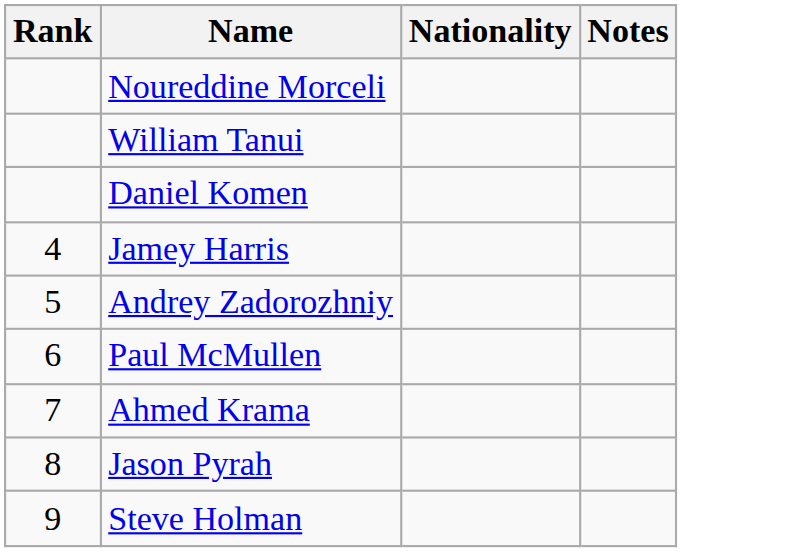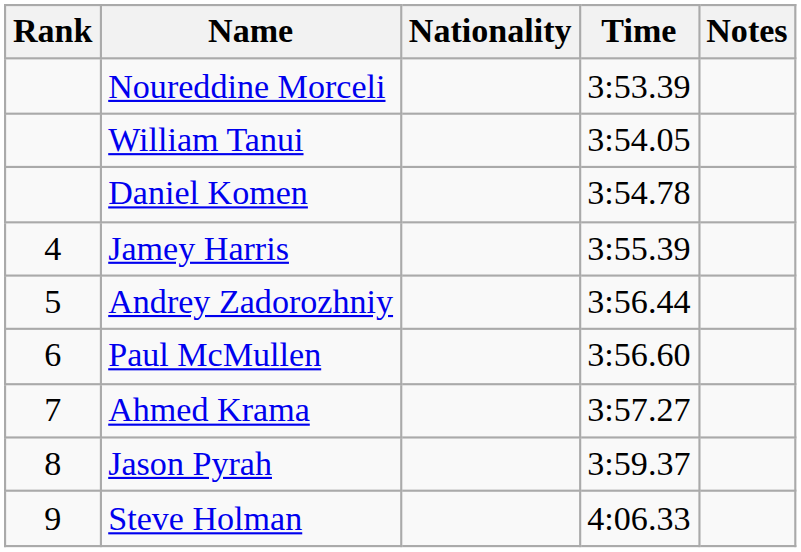+ column: (639, 31)
